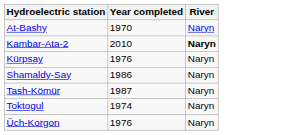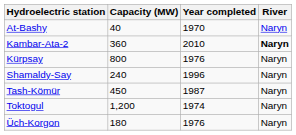+ column: (144, 12)
(121, 75) 1986 -> (194, 75) 1996
